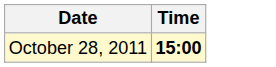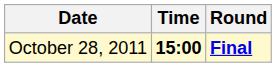+ column: (239, 18)
